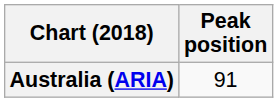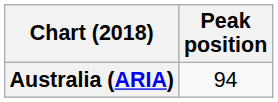(226, 79) 91 -> (226, 79) 94
